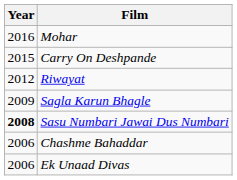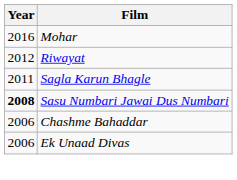- row: (98, 57)
(21, 100) 2009 -> (21, 79) 2011
